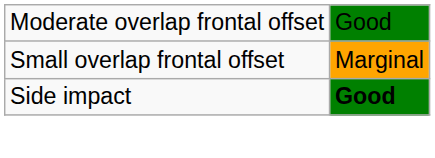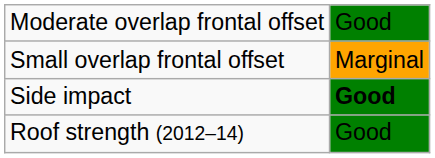+ row: (127, 133)
